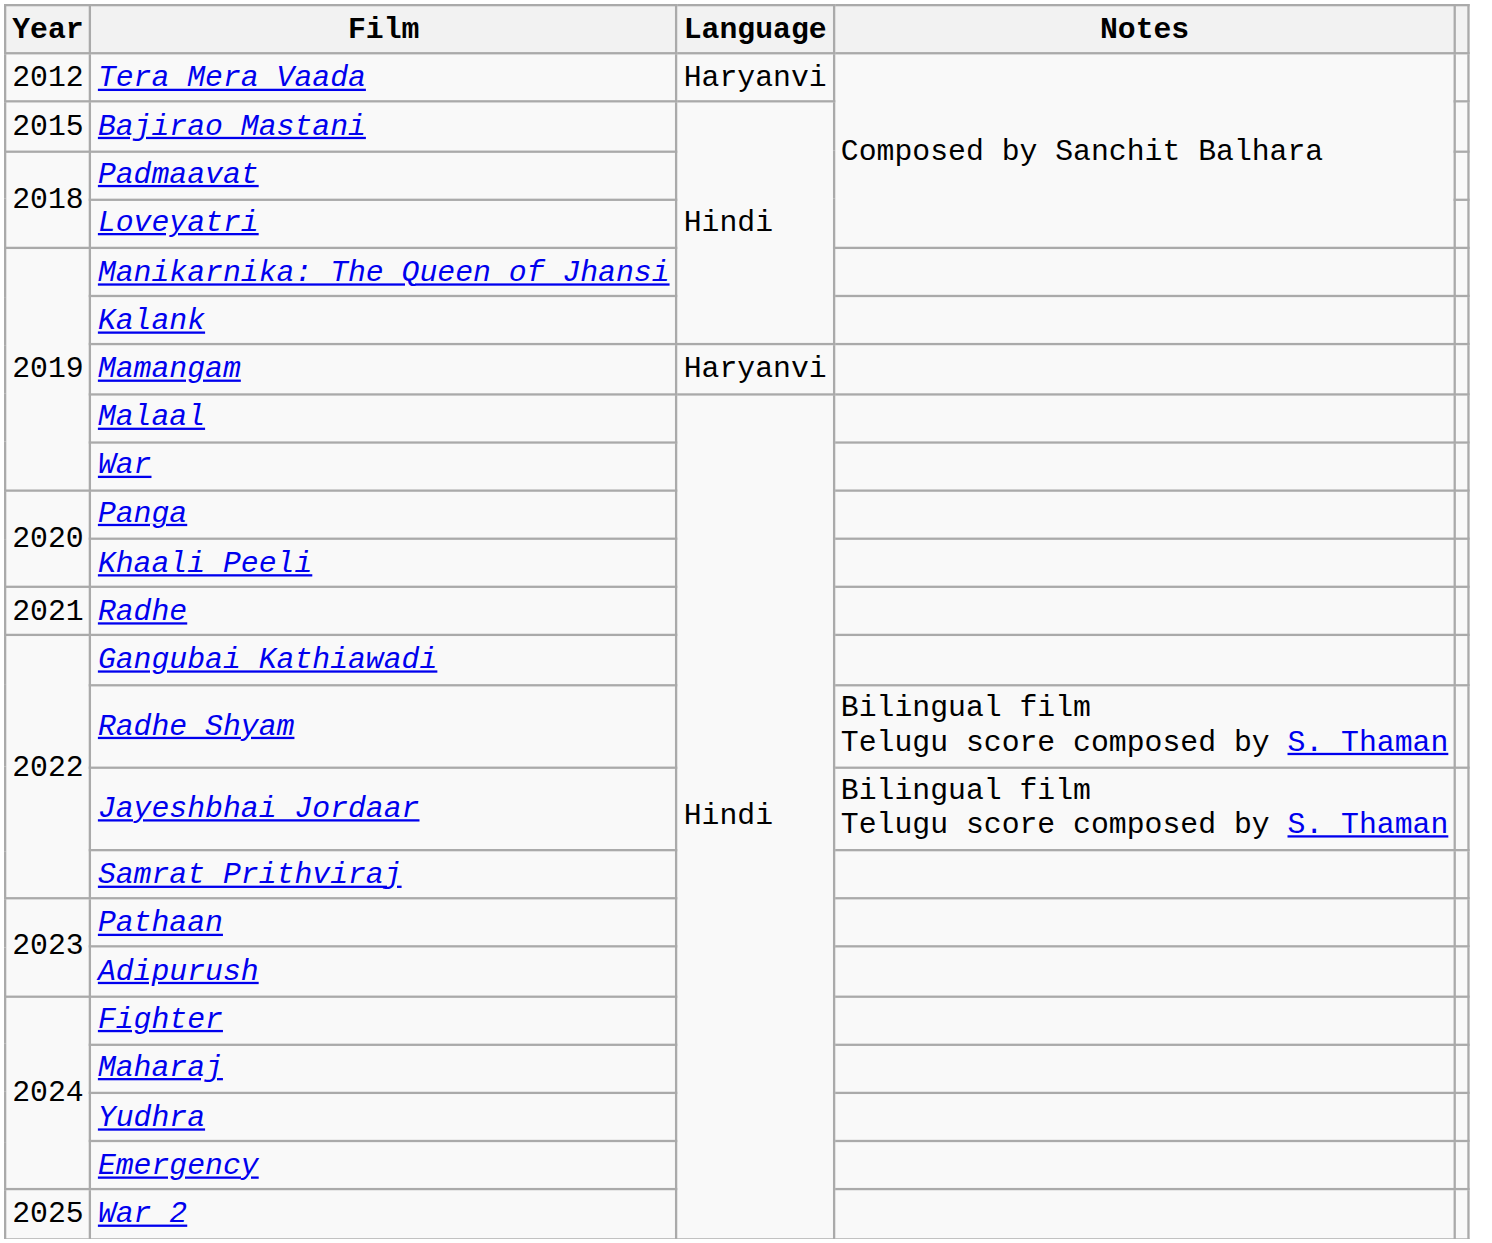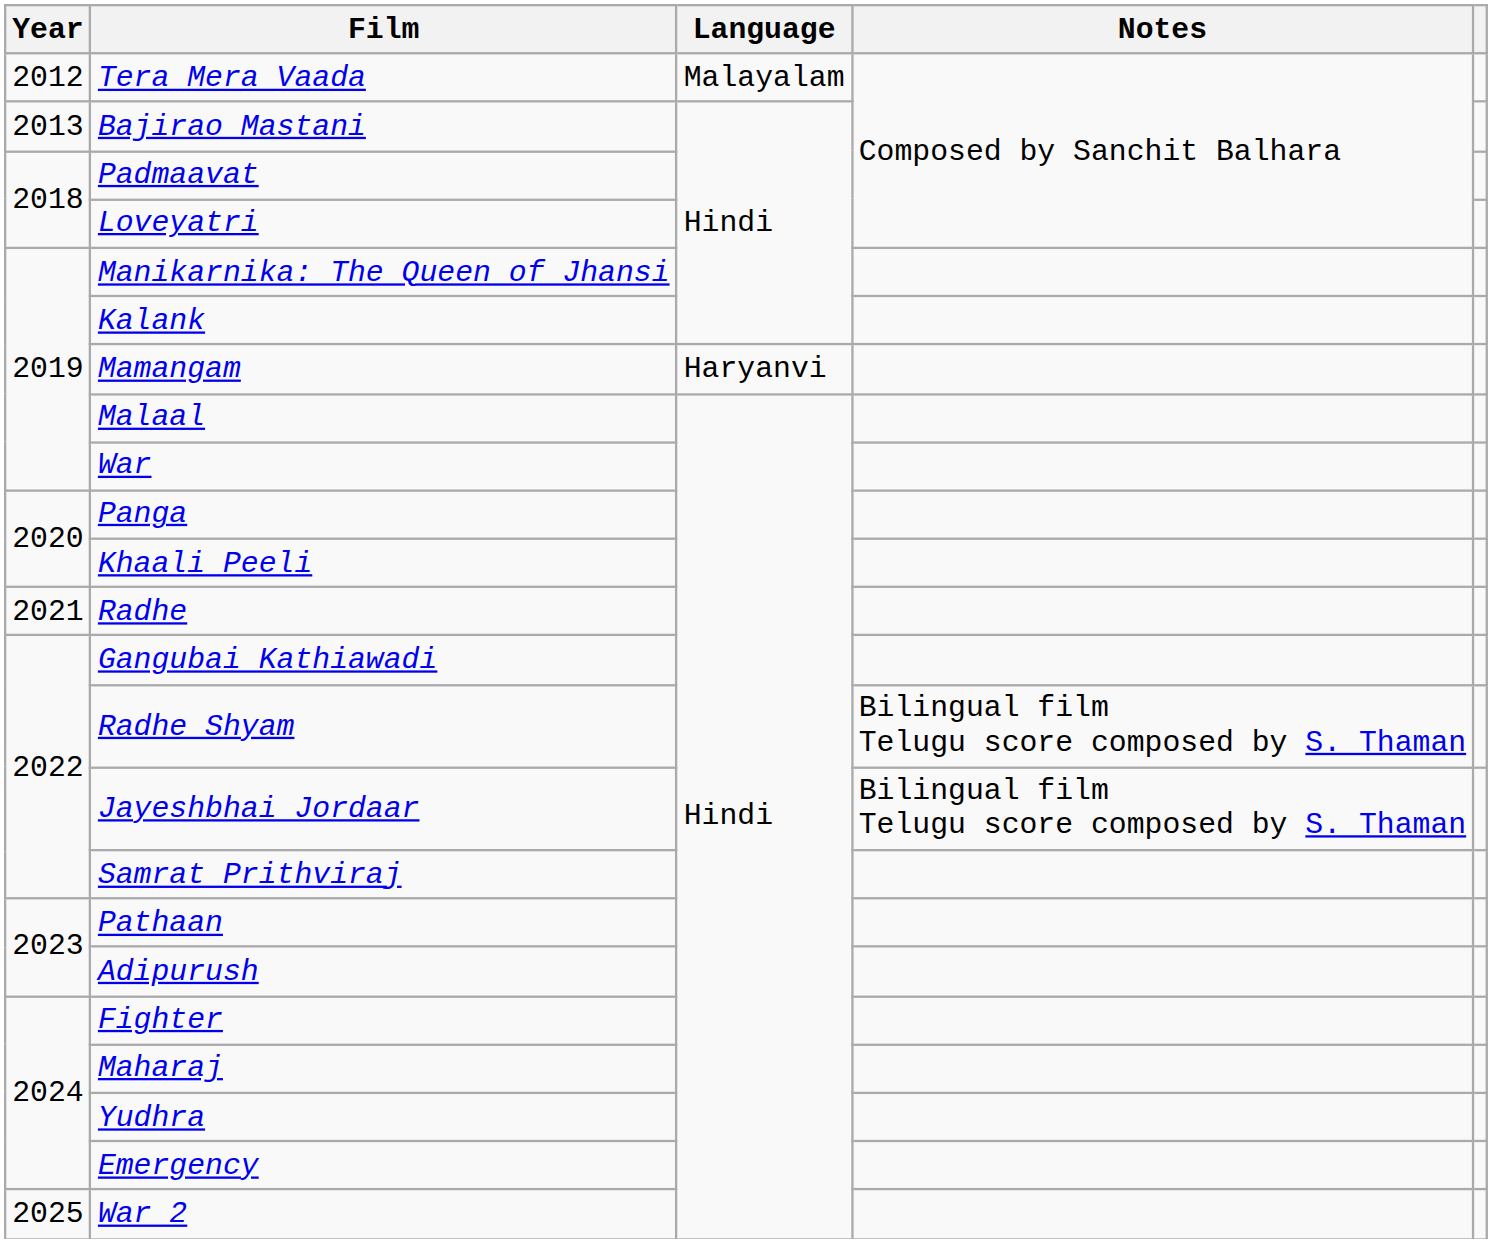(755, 78) Haryanvi -> (764, 78) Malayalam
(48, 126) 2015 -> (48, 126) 2013
